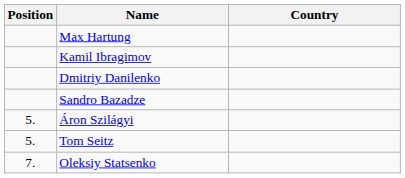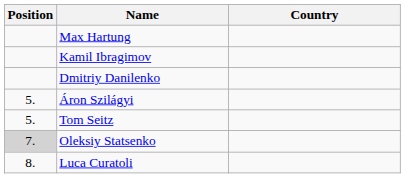- row: (102, 99)
(30, 162) no background -> (30, 141) lightgrey background
+ row: (96, 162)
